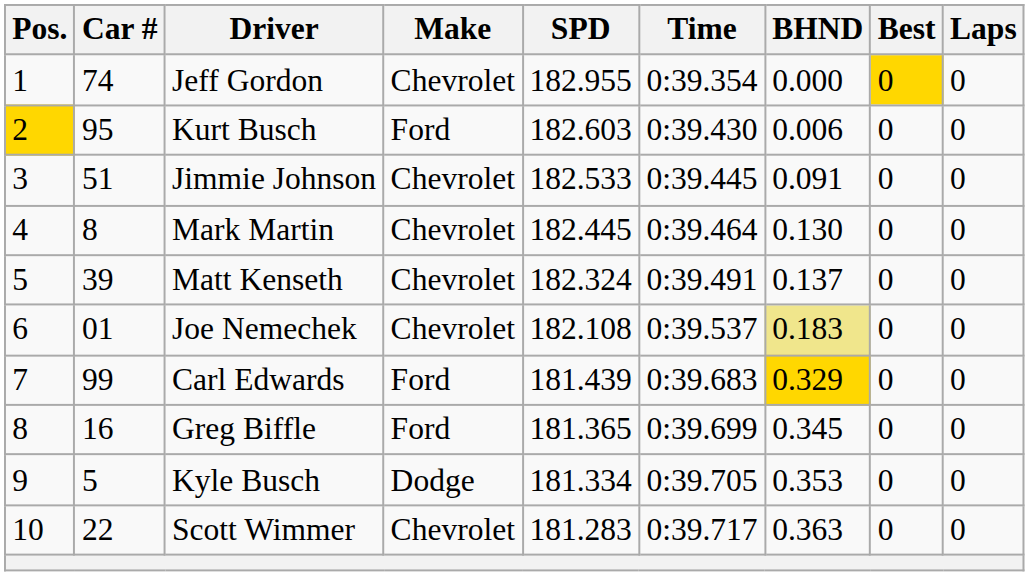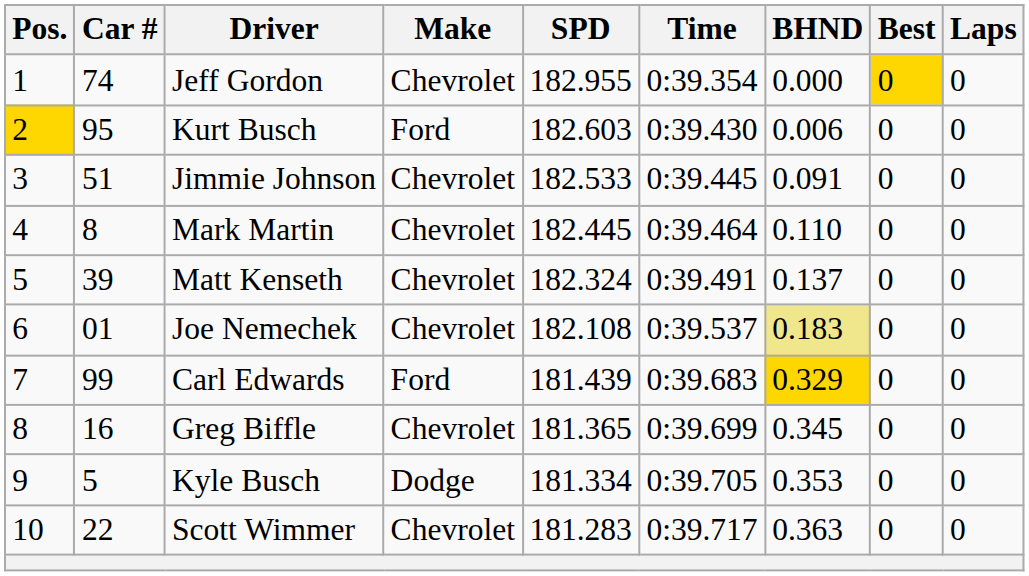(808, 229) 0.130 -> (807, 229) 0.110
(420, 429) Ford -> (453, 429) Chevrolet
